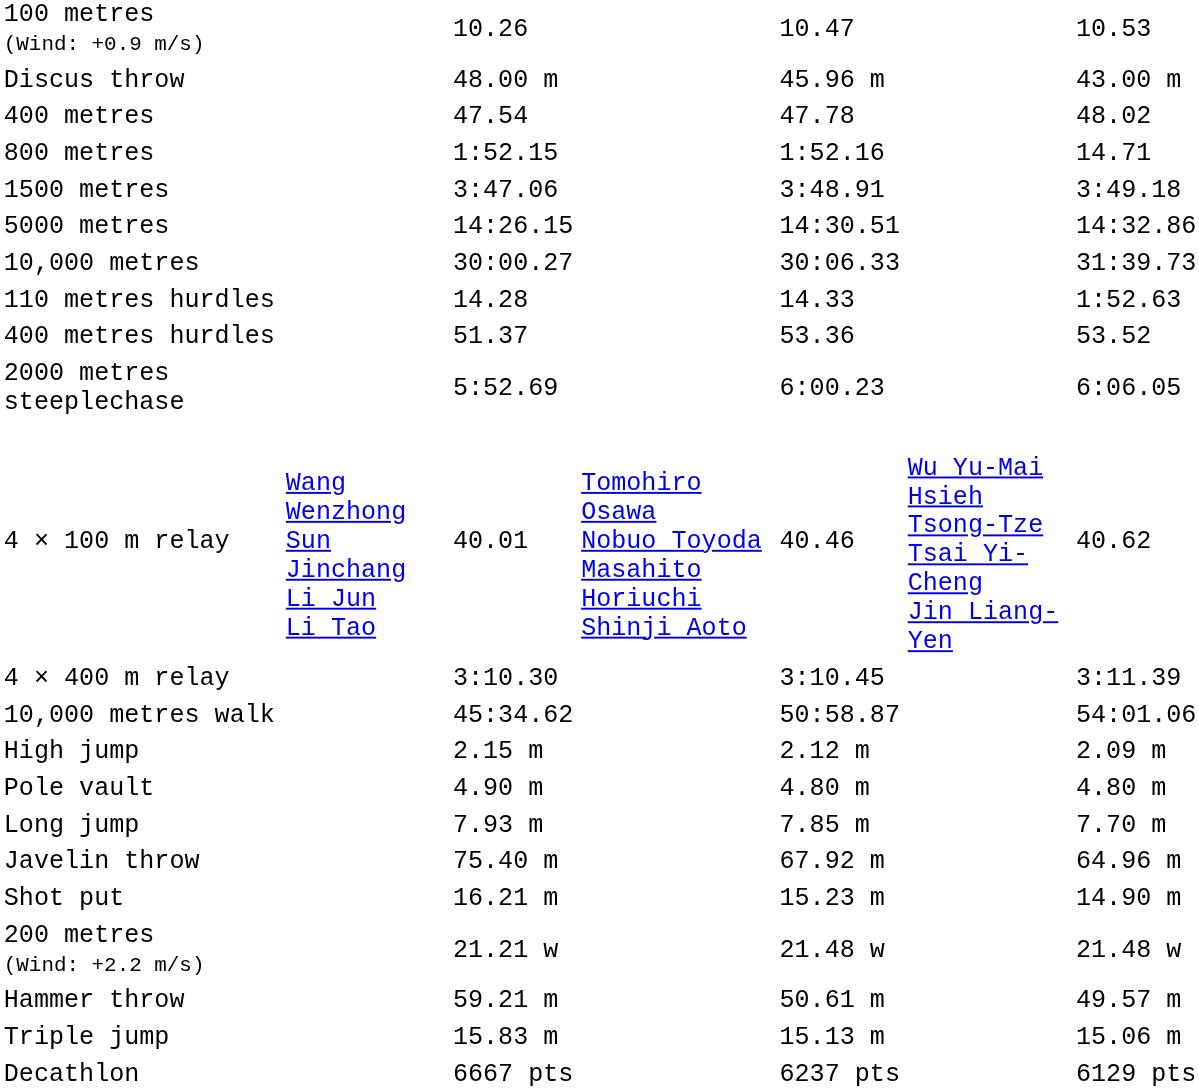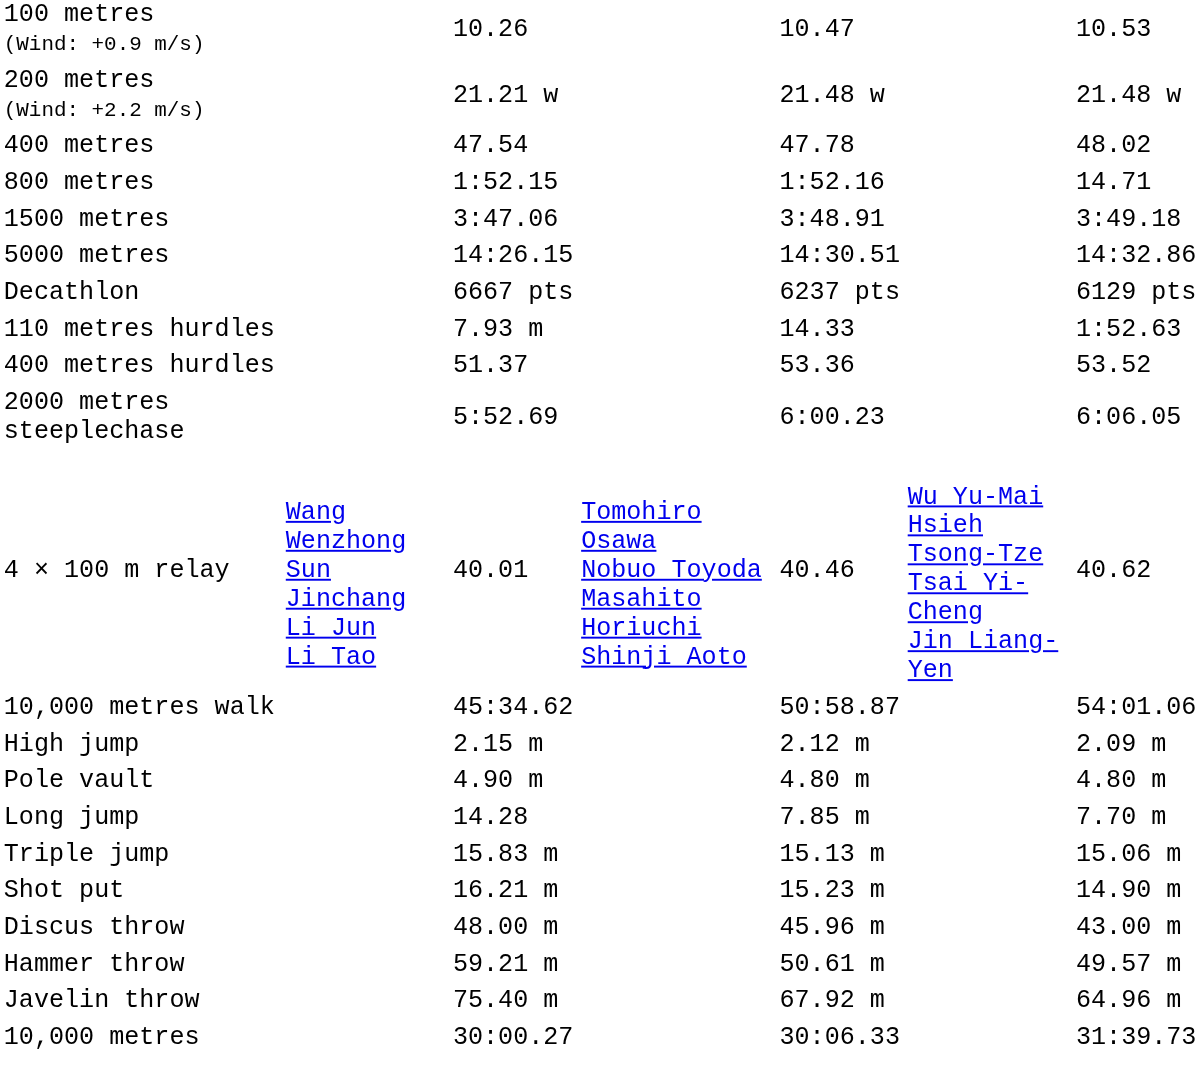rows swapped: (104, 948) <-> (94, 80)
rows swapped: (102, 263) <-> (72, 1074)
(491, 300) 14.28 -> (498, 329) 7.93 m
- row: (117, 678)
(498, 825) 7.93 m -> (491, 817) 14.28
rows swapped: (87, 1037) <-> (102, 862)
